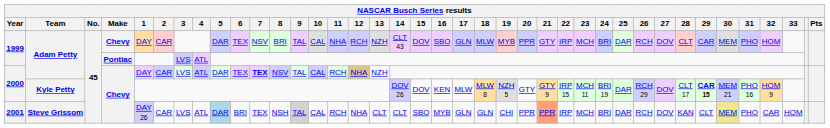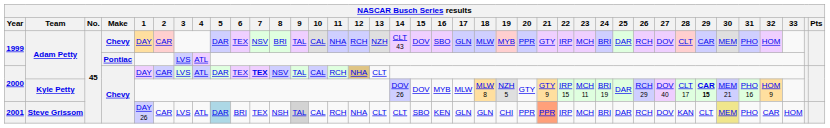(379, 72) NZH -> (379, 72) CLT
(442, 90) KEN -> (442, 90) MYB
(665, 90) DOV -> (665, 90) DOV 40
(442, 112) MYB -> (442, 112) KEN
